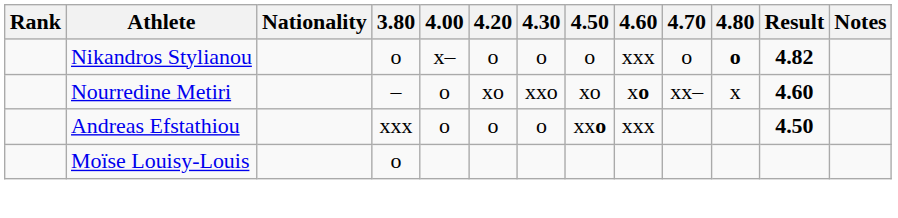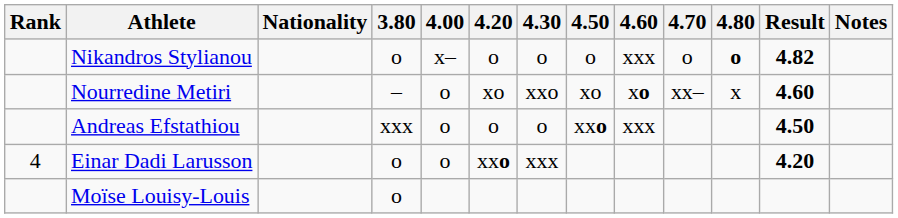+ row: (162, 160)
